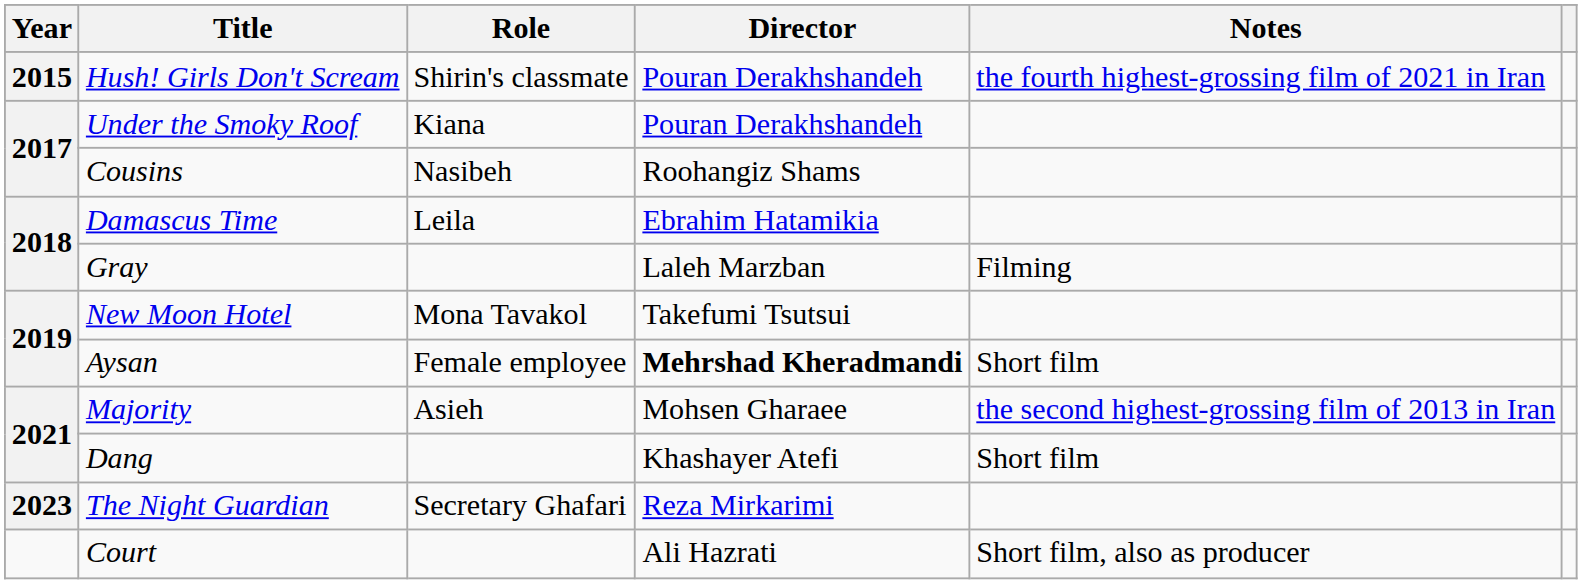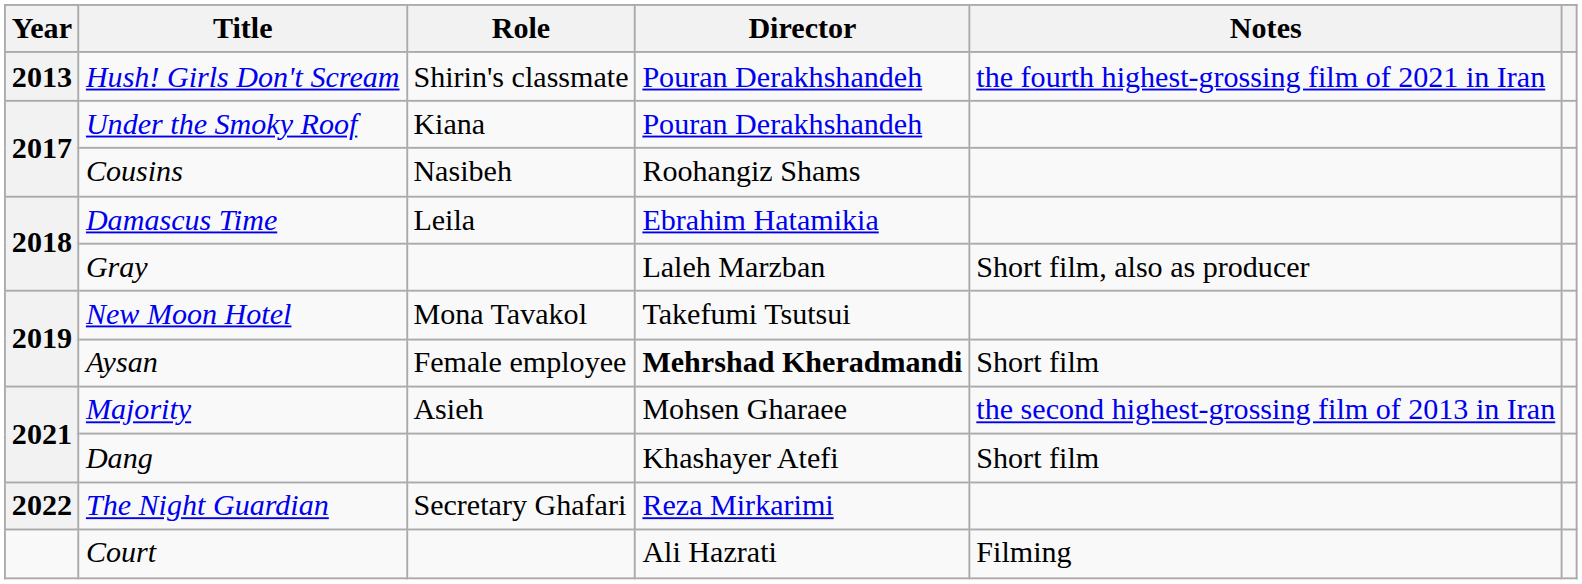(42, 76) 2015 -> (42, 76) 2013
(1024, 266) Filming -> (1143, 266) Short film, also as producer
(42, 505) 2023 -> (42, 505) 2022
(1143, 553) Short film, also as producer -> (1024, 553) Filming
